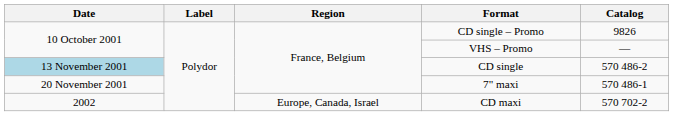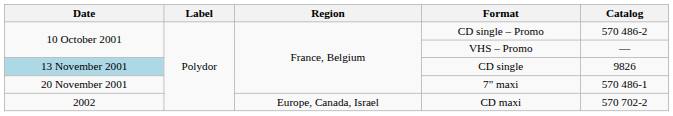(625, 31) 9826 -> (625, 31) 570 486-2
(625, 66) 570 486-2 -> (625, 66) 9826
